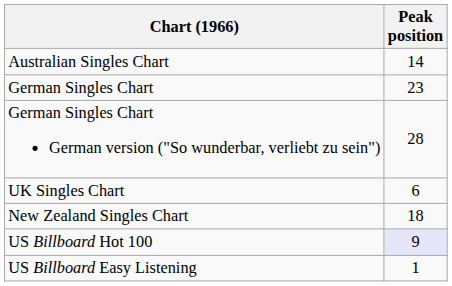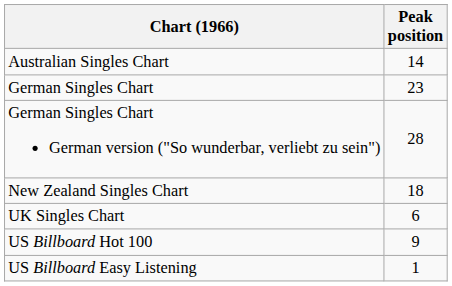rows swapped: (98, 216) <-> (66, 190)
(416, 242) lavender background -> (416, 242) no background
